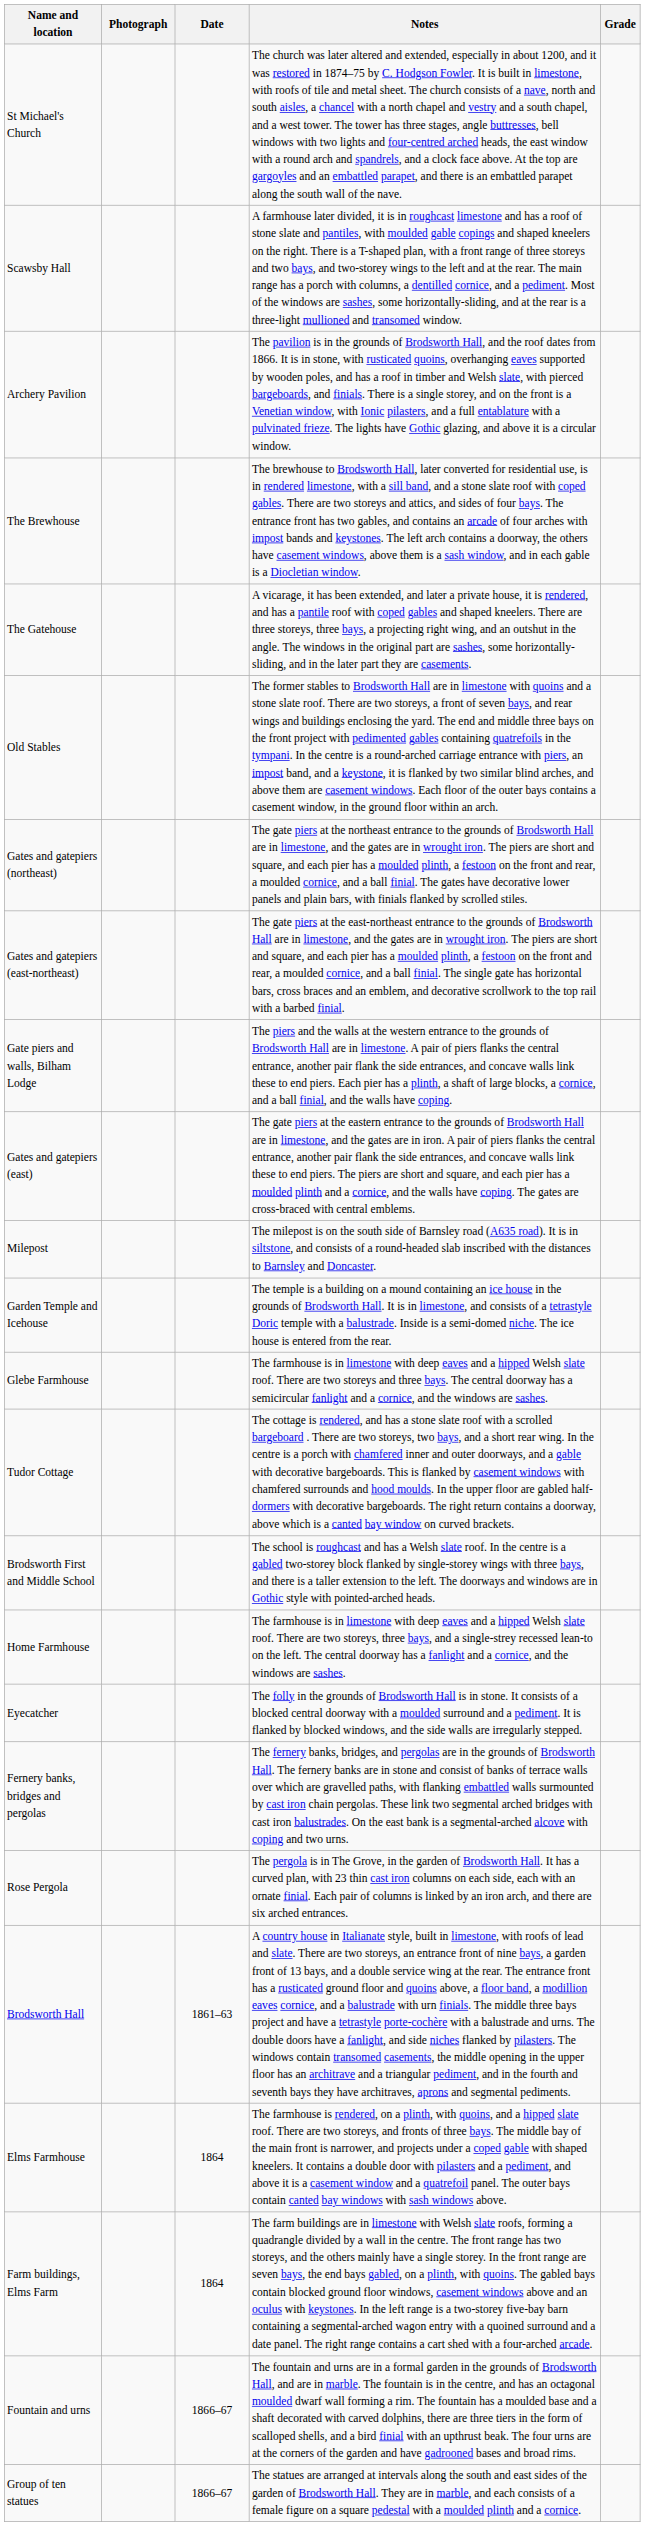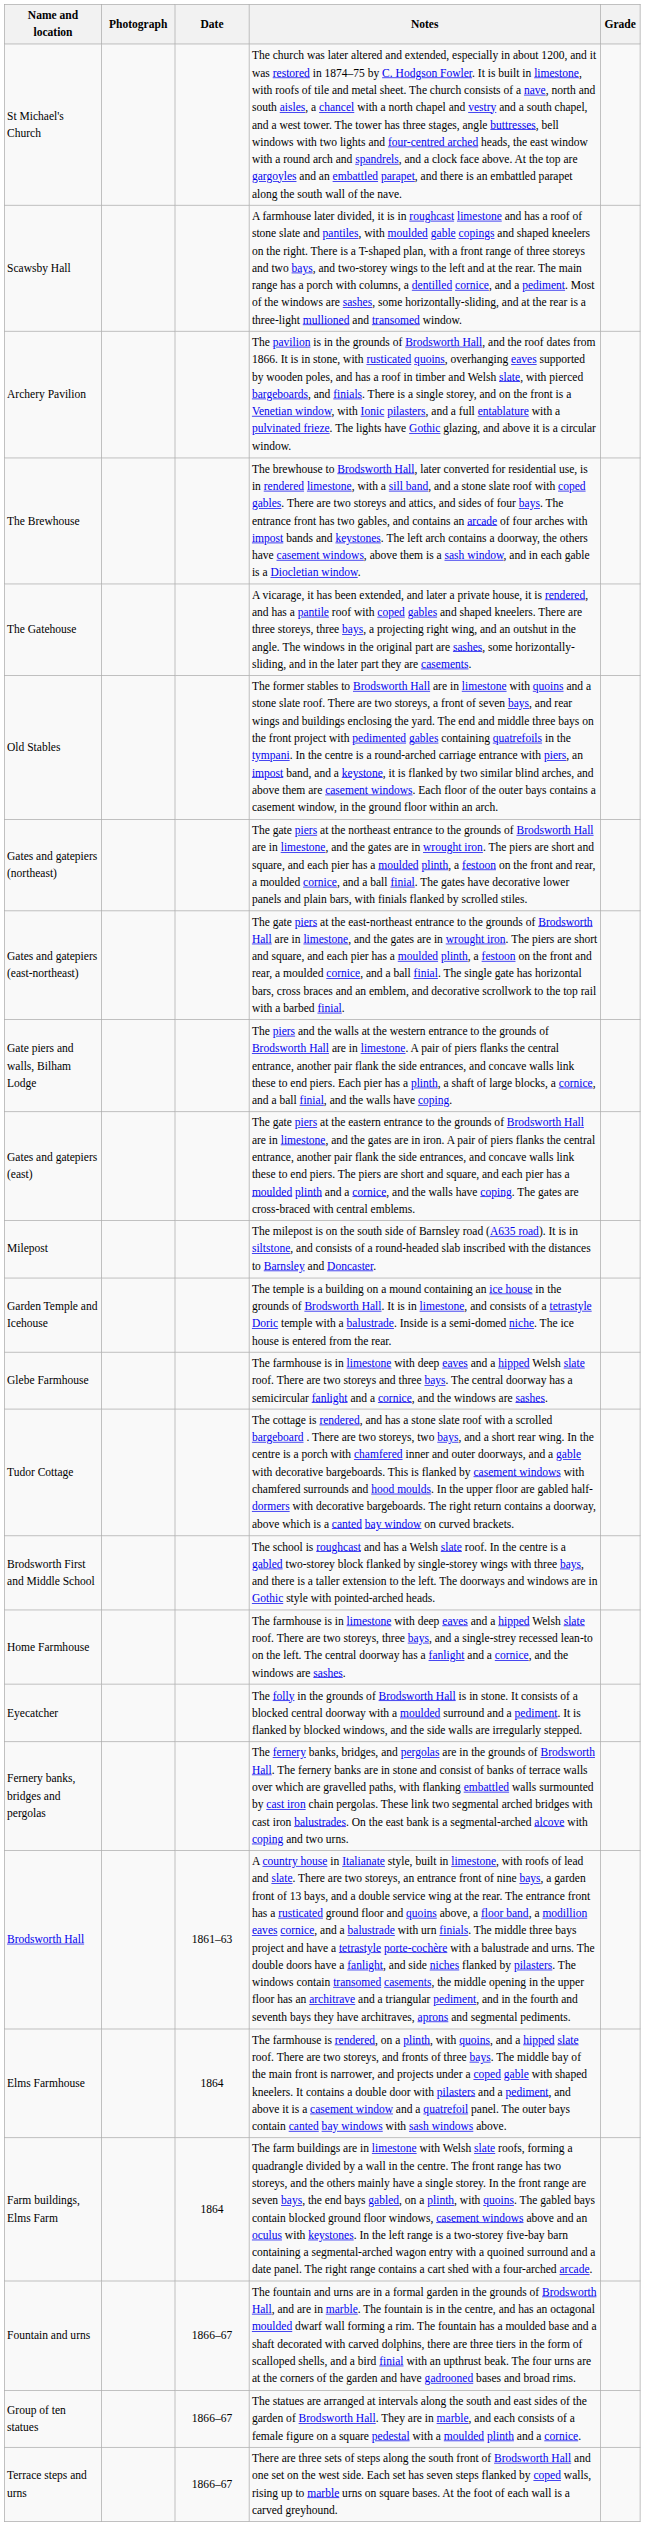- row: (37, 1887)
+ row: (47, 2484)
